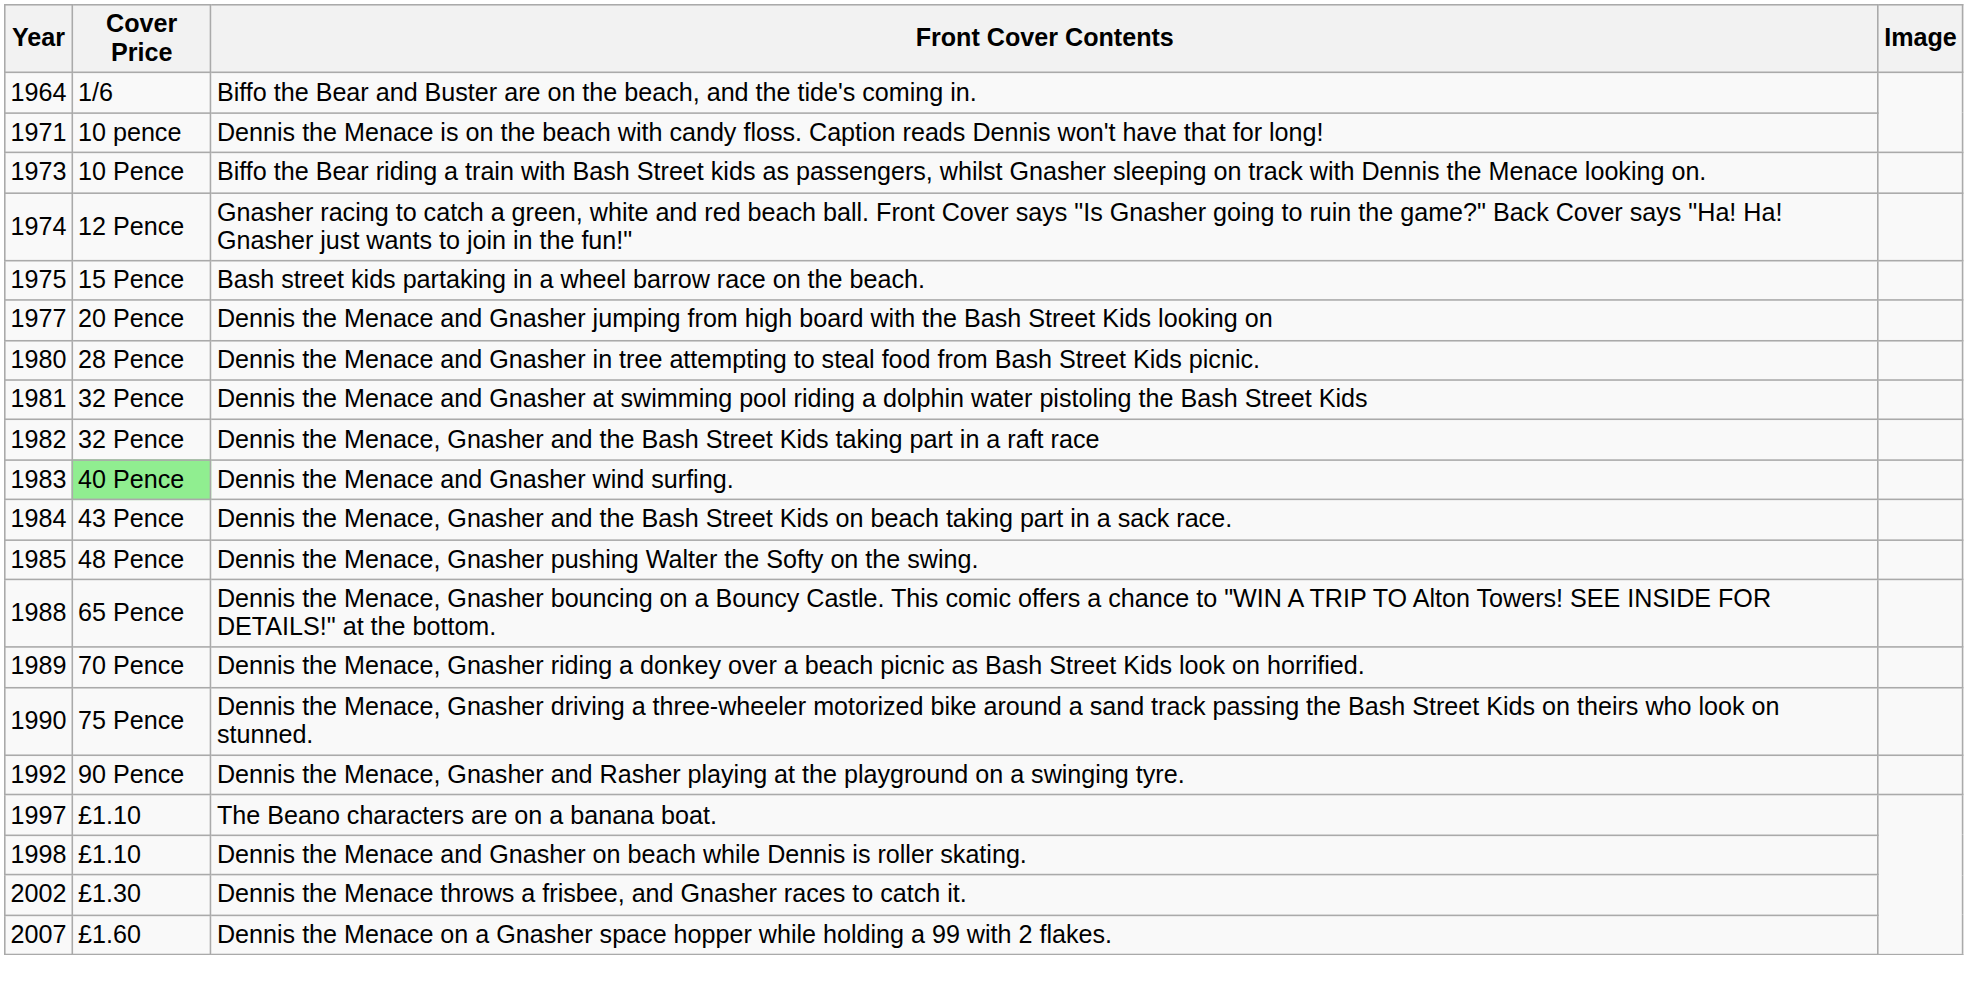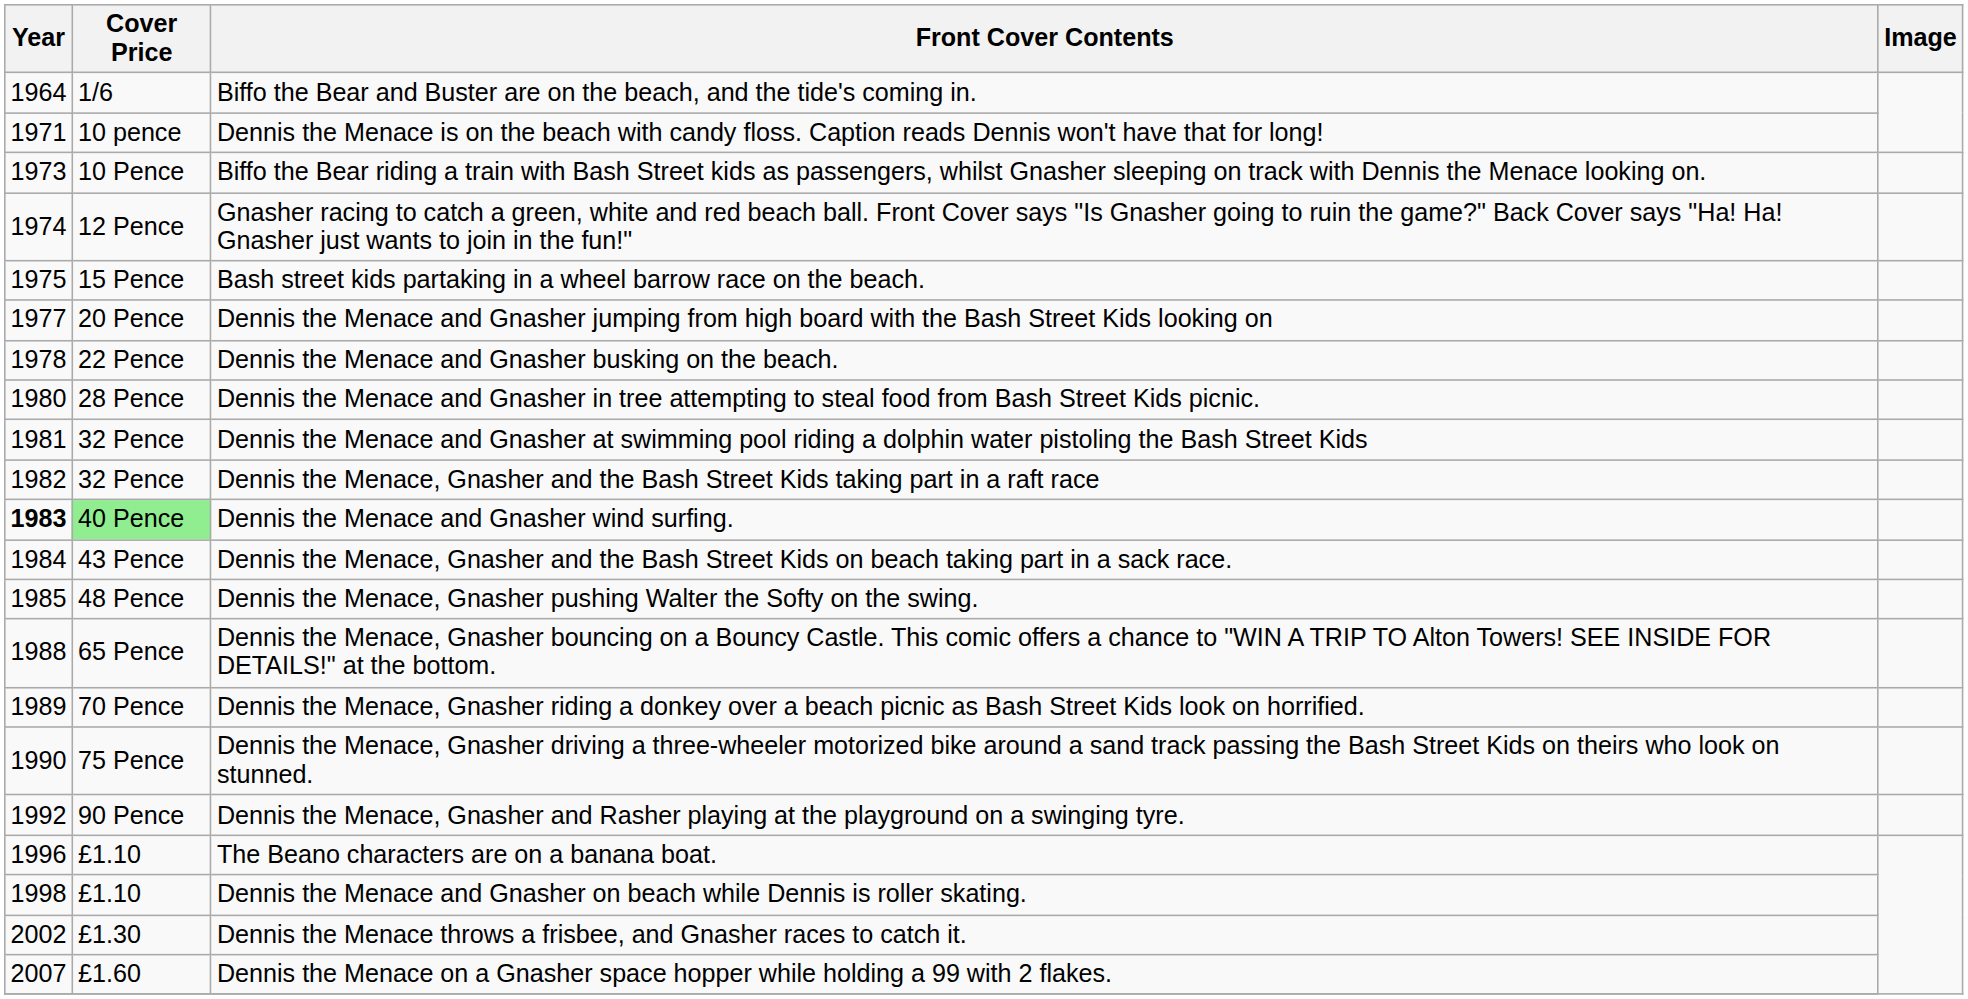+ row: (528, 359)
(39, 479) normal -> (39, 519) bold
(39, 814) 1997 -> (39, 854) 1996
